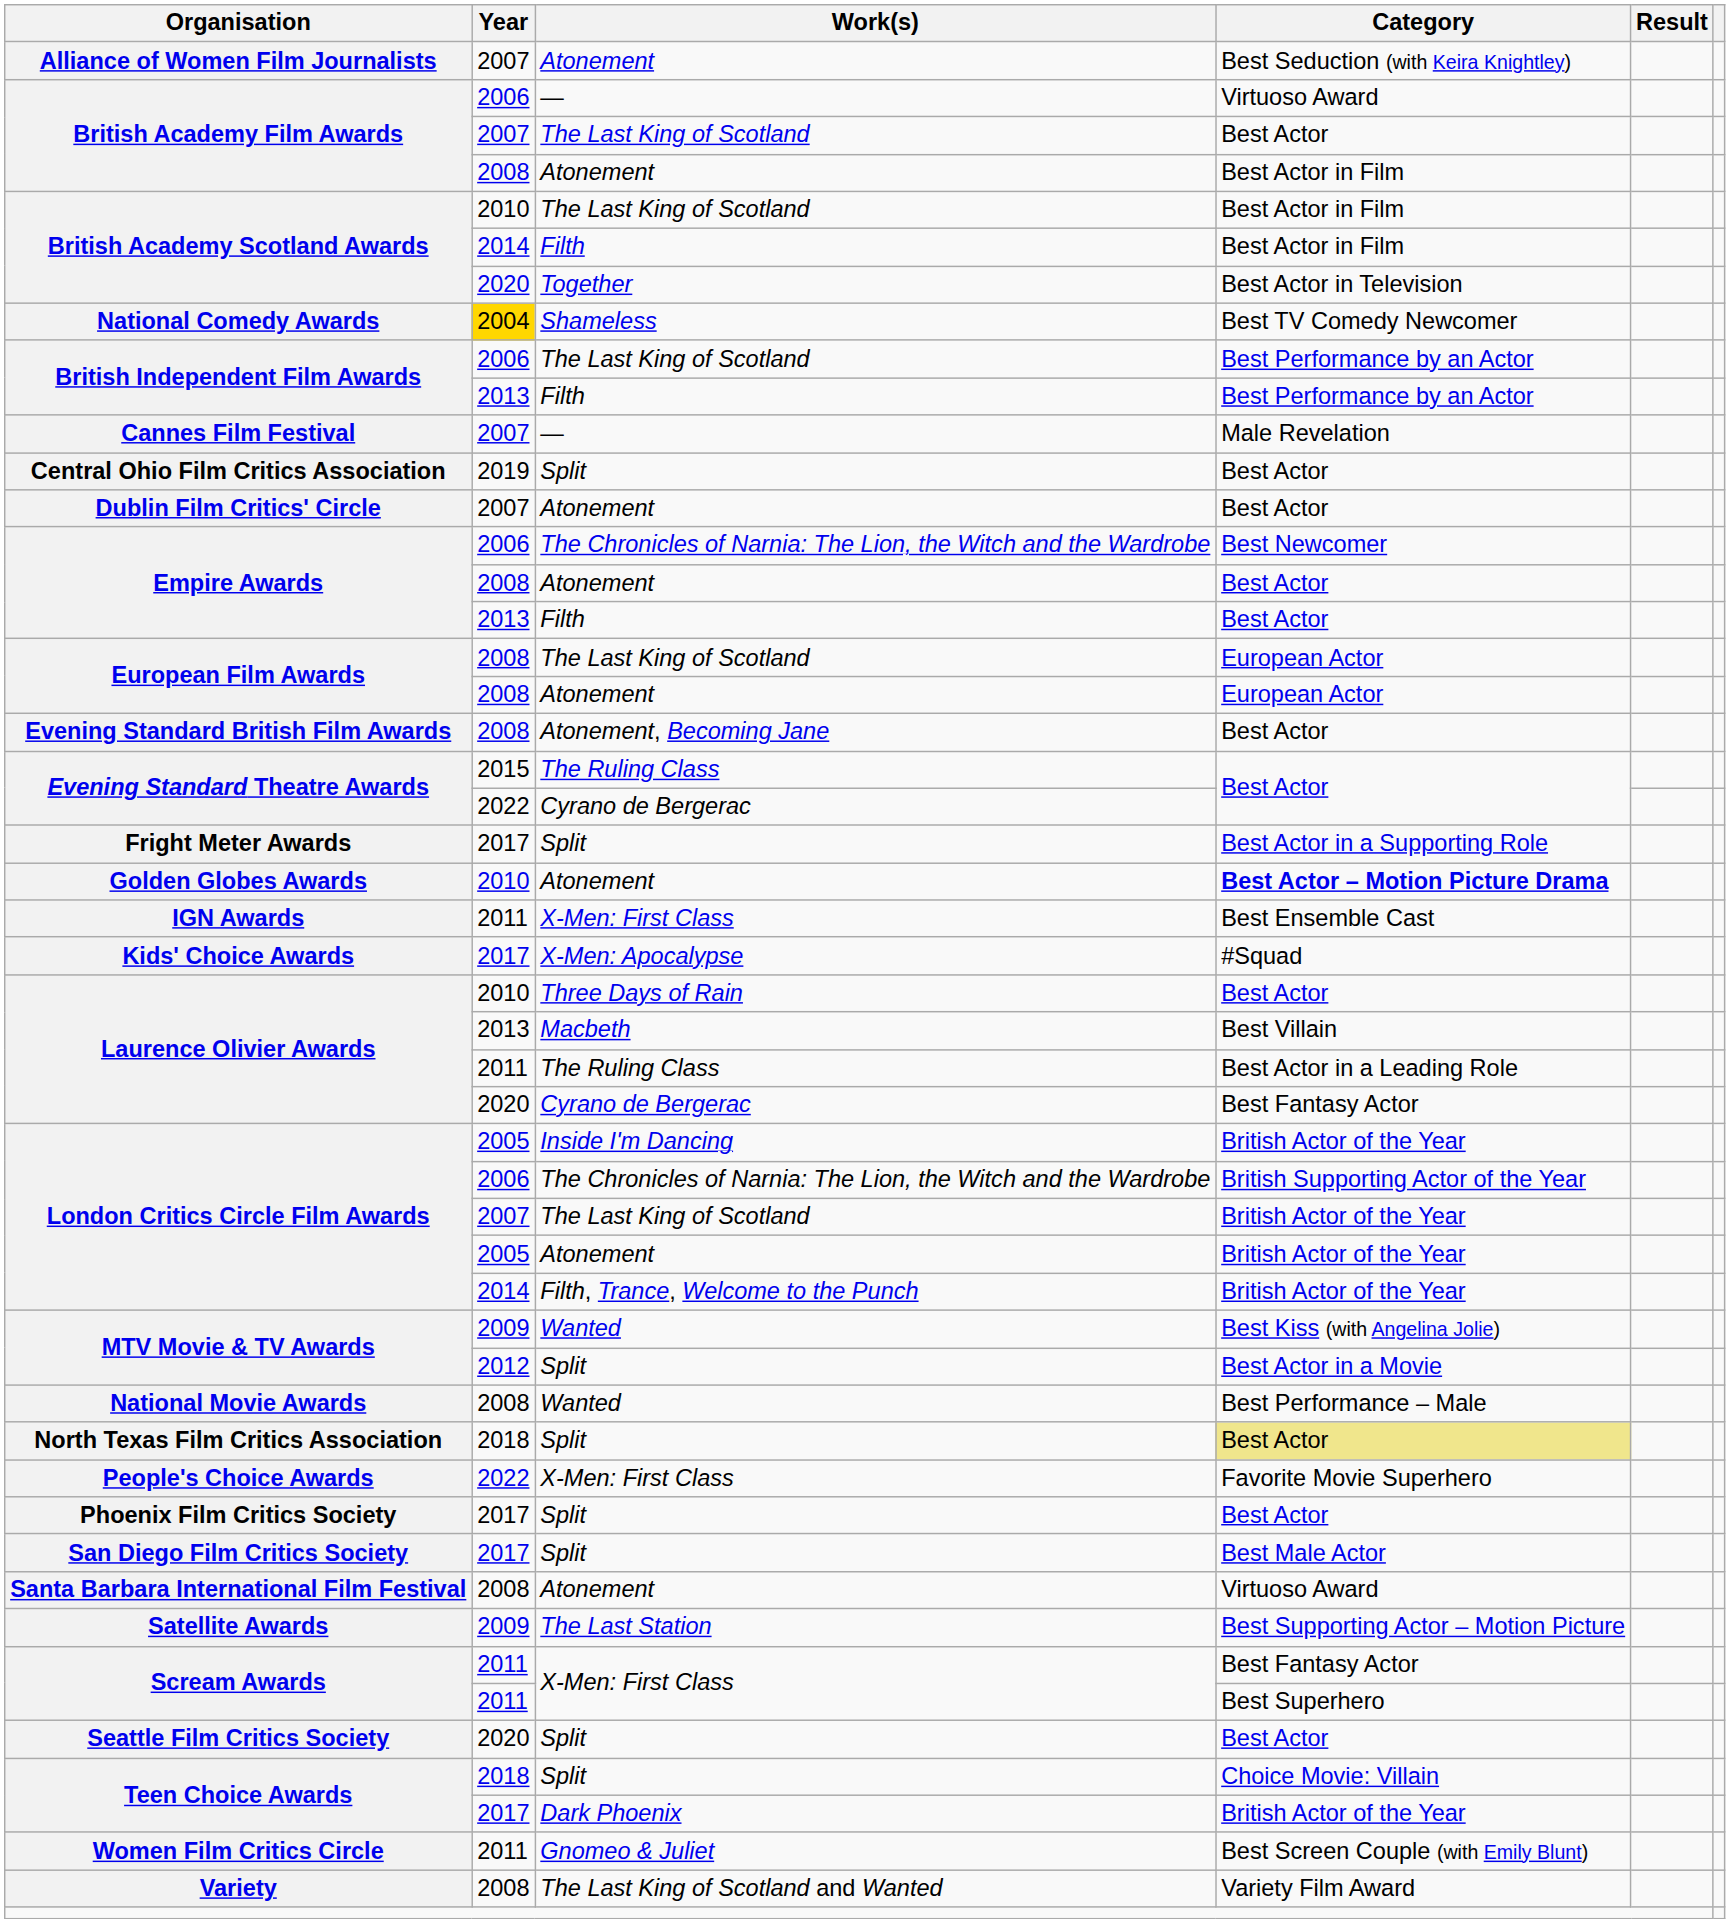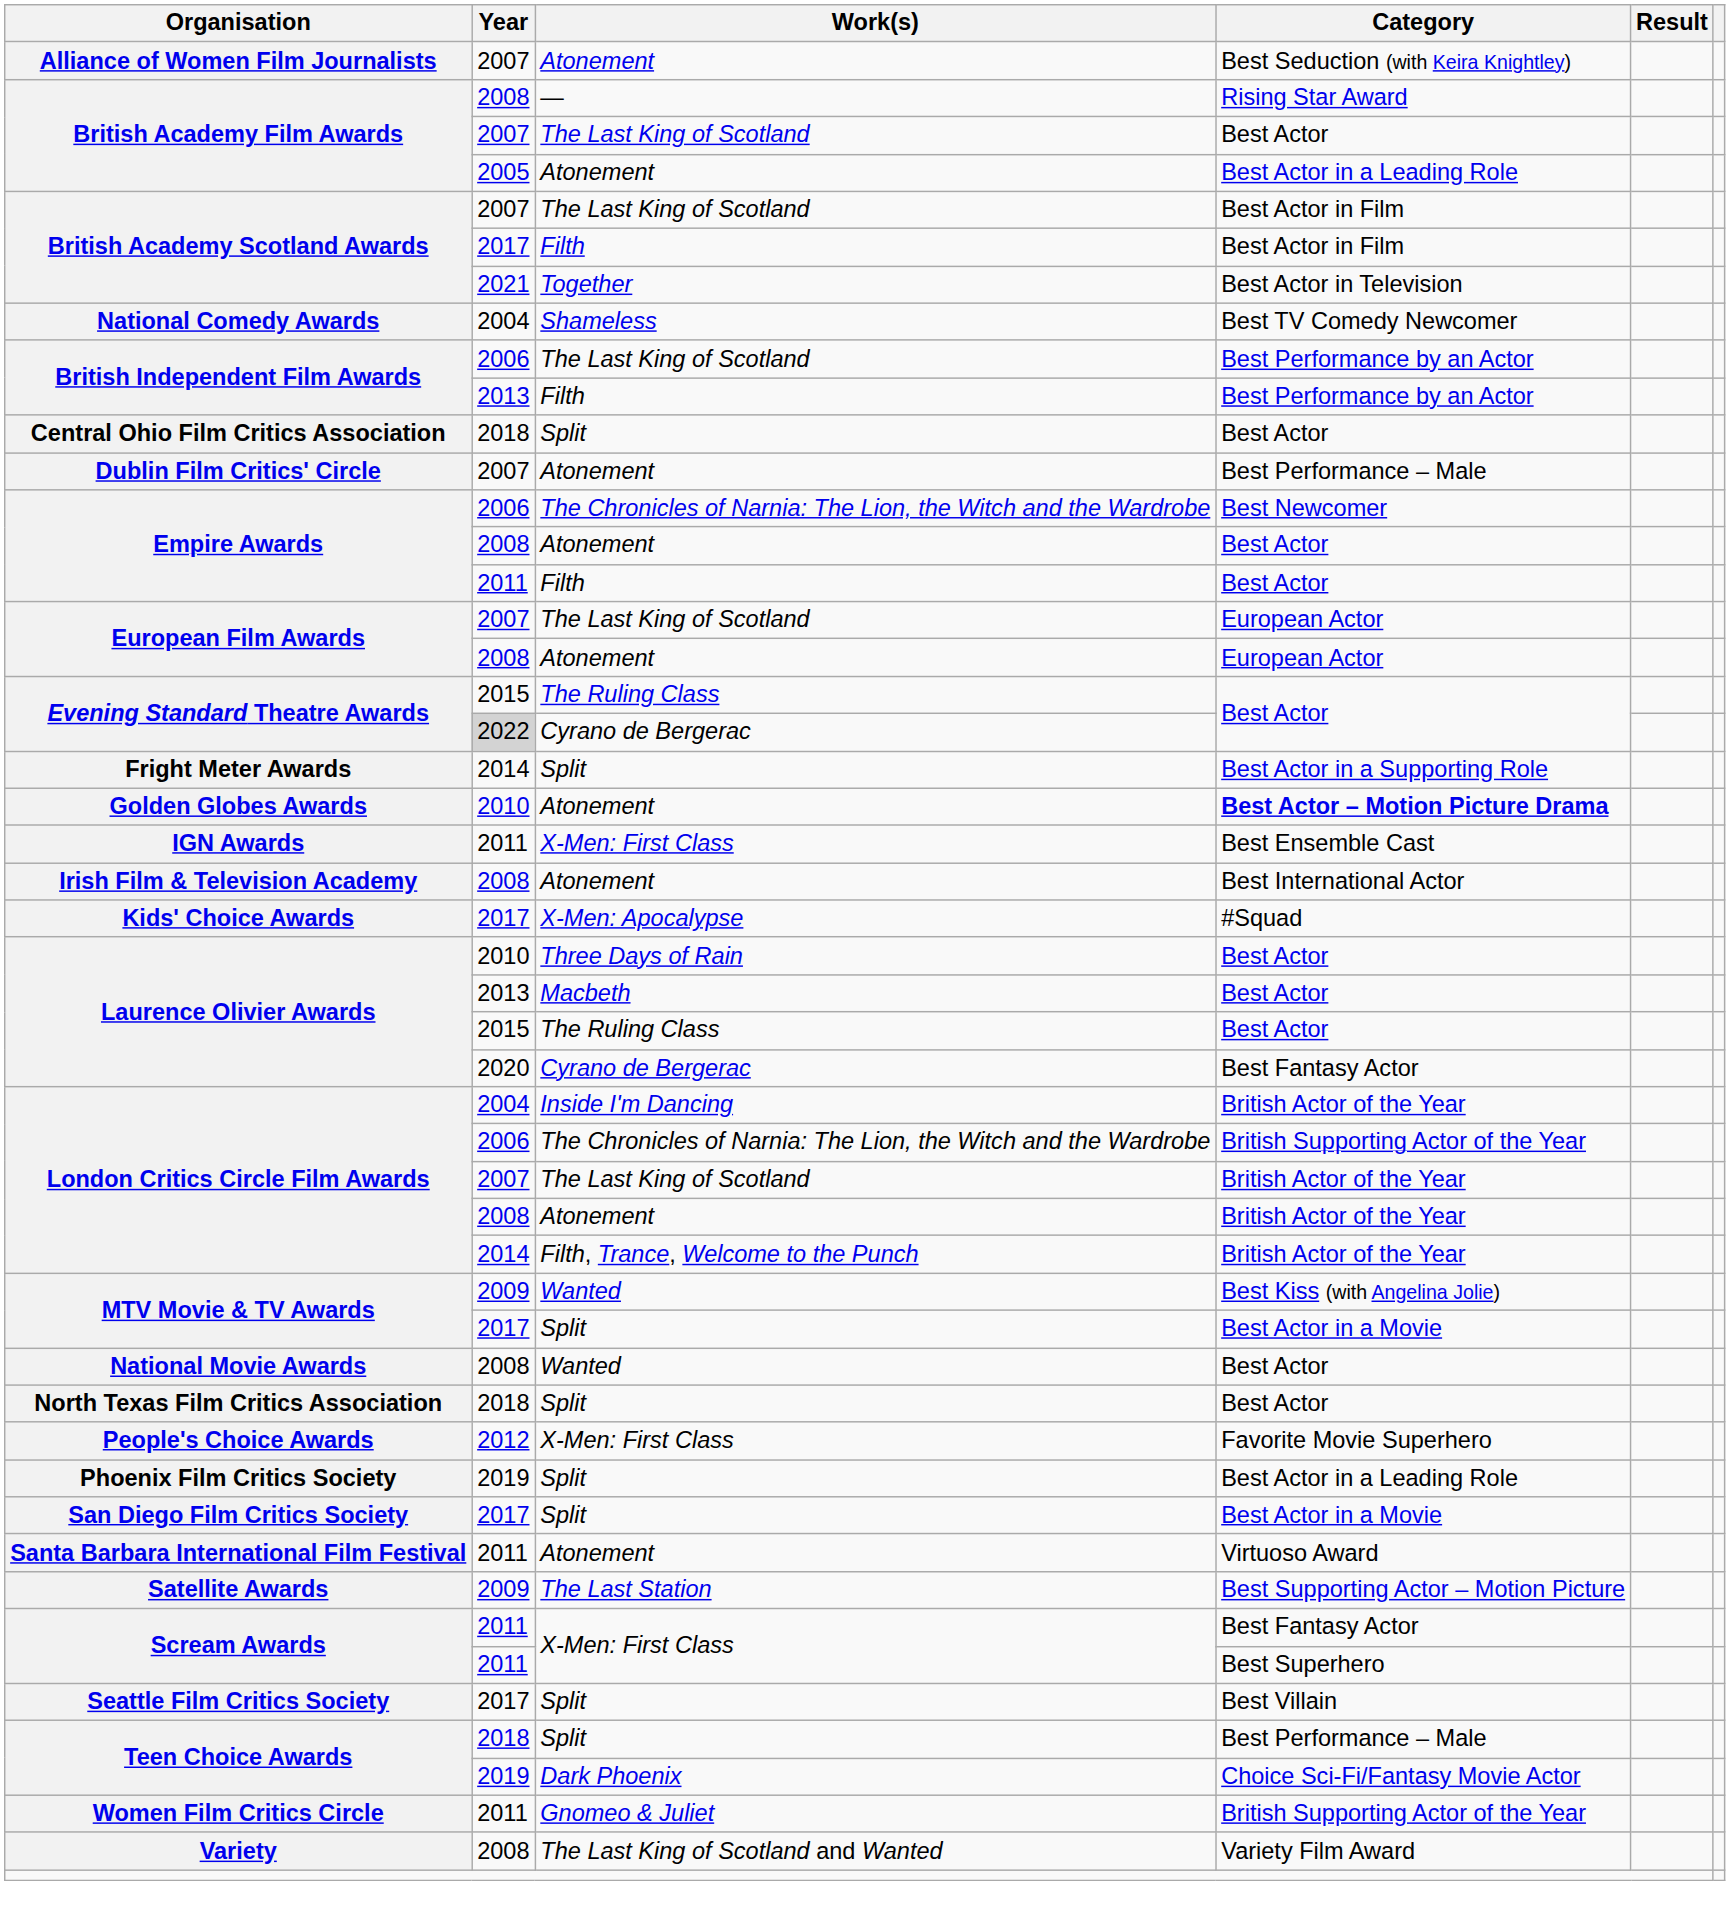(503, 97) 2006 -> (503, 97) 2008
(1300, 97) Virtuoso Award -> (1314, 97) Rising Star Award
(503, 172) 2008 -> (503, 172) 2005
(1313, 172) Best Actor in Film -> (1370, 172) Best Actor in a Leading Role
(503, 209) 2010 -> (503, 209) 2007
(503, 246) 2014 -> (503, 246) 2017
(503, 284) 2020 -> (503, 284) 2021
(503, 321) gold background -> (503, 321) no background
- row: (238, 433)
(503, 470) 2019 -> (503, 433) 2018
(1275, 508) Best Actor -> (1354, 470) Best Performance – Male
(503, 619) 2013 -> (502, 582) 2011
(503, 657) 2008 -> (503, 619) 2007
- row: (238, 731)
(503, 806) no background -> (503, 731) lightgrey background
(503, 843) 2017 -> (503, 769) 2014
+ row: (238, 881)
(1279, 1030) Best Villain -> (1275, 992) Best Actor
(502, 1067) 2011 -> (503, 1030) 2015
(1370, 1067) Best Actor in a Leading Role -> (1275, 1030) Best Actor
(503, 1142) 2005 -> (503, 1104) 2004
(503, 1254) 2005 -> (503, 1216) 2008
(503, 1365) 2012 -> (503, 1328) 2017
(1354, 1403) Best Performance – Male -> (1275, 1365) Best Actor
(1275, 1440) khaki background -> (1275, 1403) no background
(503, 1477) 2022 -> (503, 1440) 2012
(503, 1515) 2017 -> (503, 1477) 2019
(1275, 1515) Best Actor -> (1370, 1477) Best Actor in a Leading Role
(1304, 1552) Best Male Actor -> (1332, 1515) Best Actor in a Movie
(503, 1589) 2008 -> (502, 1552) 2011
(503, 1739) 2020 -> (503, 1701) 2017
(1275, 1739) Best Actor -> (1279, 1701) Best Villain
(1330, 1776) Choice Movie: Villain -> (1354, 1739) Best Performance – Male
(503, 1813) 2017 -> (503, 1776) 2019
(1343, 1813) British Actor of the Year -> (1401, 1776) Choice Sci-Fi/Fantasy Movie Actor
(1405, 1850) Best Screen Couple (with Emily Blunt) -> (1404, 1813) British Supporting Actor of the Year
